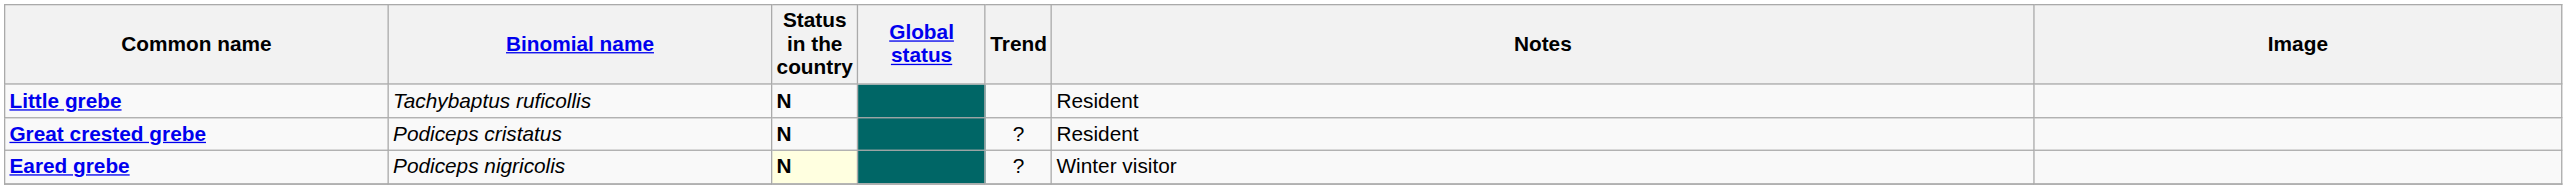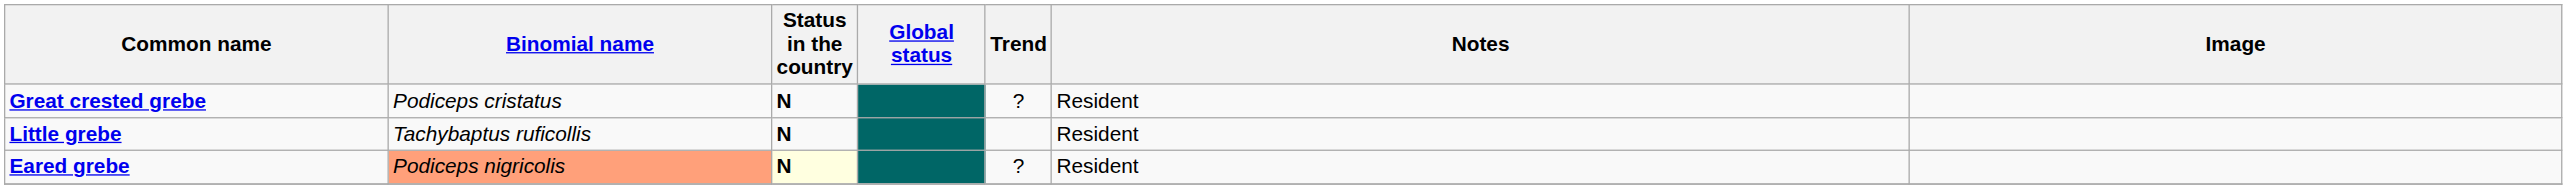rows swapped: (65, 100) <-> (108, 133)
(479, 166) no background -> (479, 166) lightsalmon background
(1117, 166) Winter visitor -> (1098, 166) Resident
